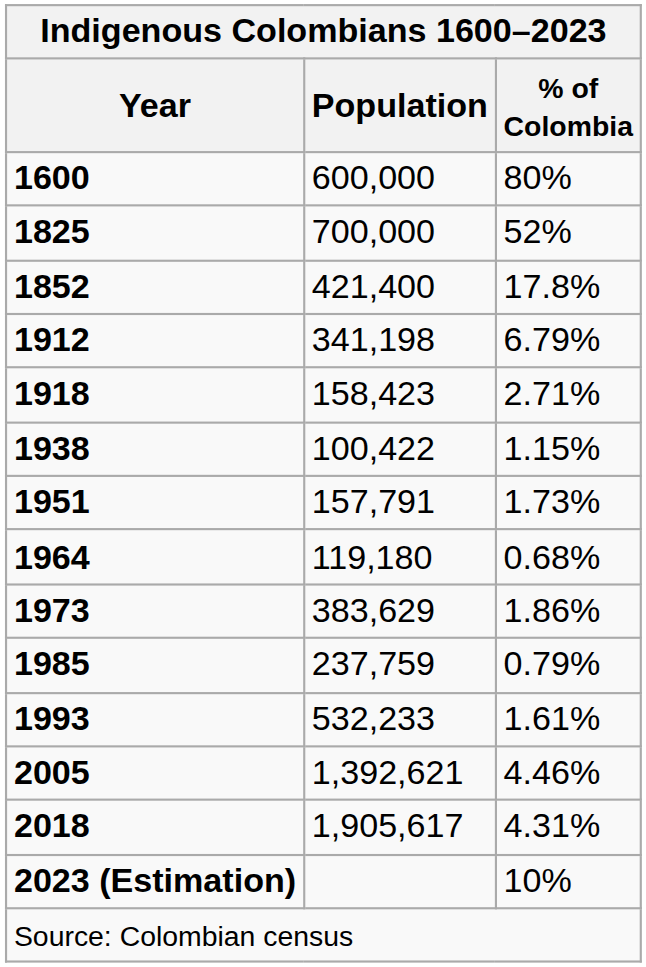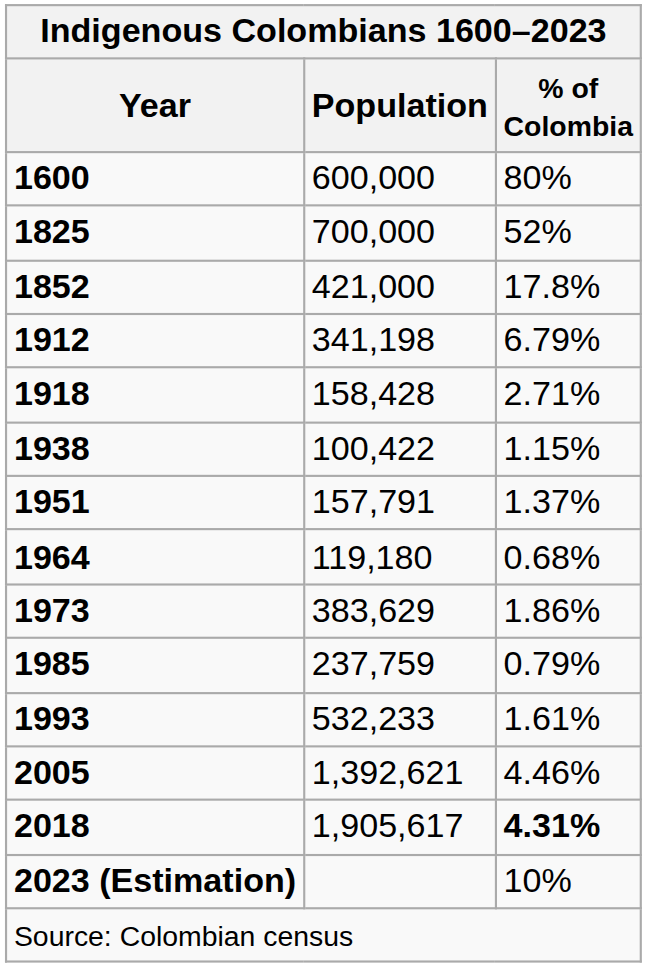(373, 286) 421,400 -> (373, 286) 421,000
(373, 394) 158,423 -> (373, 394) 158,428
(552, 502) 1.73% -> (552, 502) 1.37%
(552, 826) normal -> (552, 826) bold
